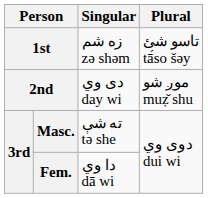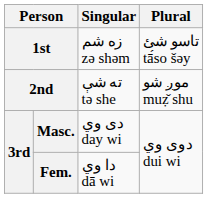(102, 90) دی وي day wi -> (102, 90) ته شې tə she
(102, 131) ته شې tə she -> (102, 131) دی وي day wi
